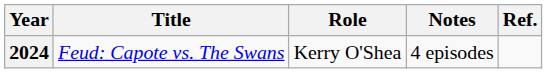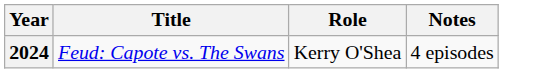- column: (520, 20)
